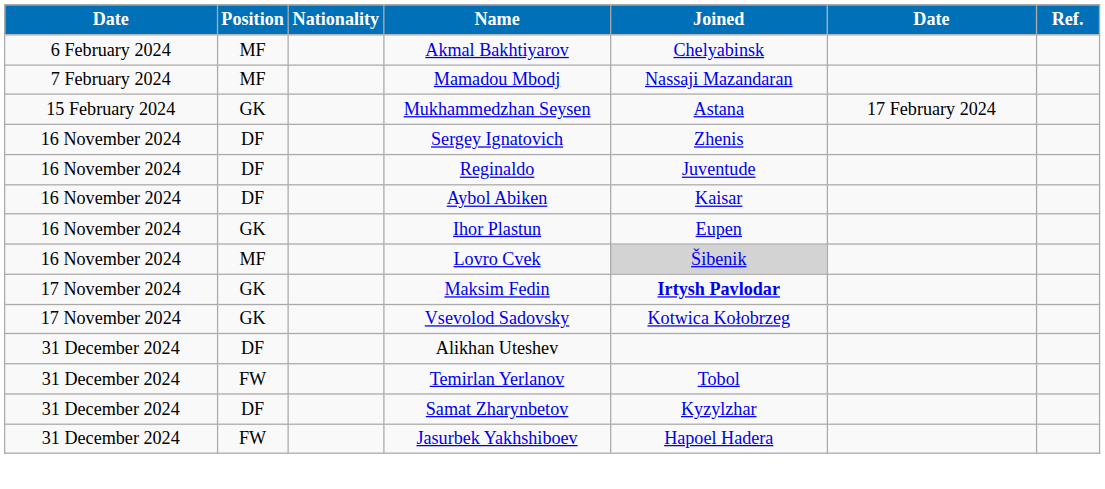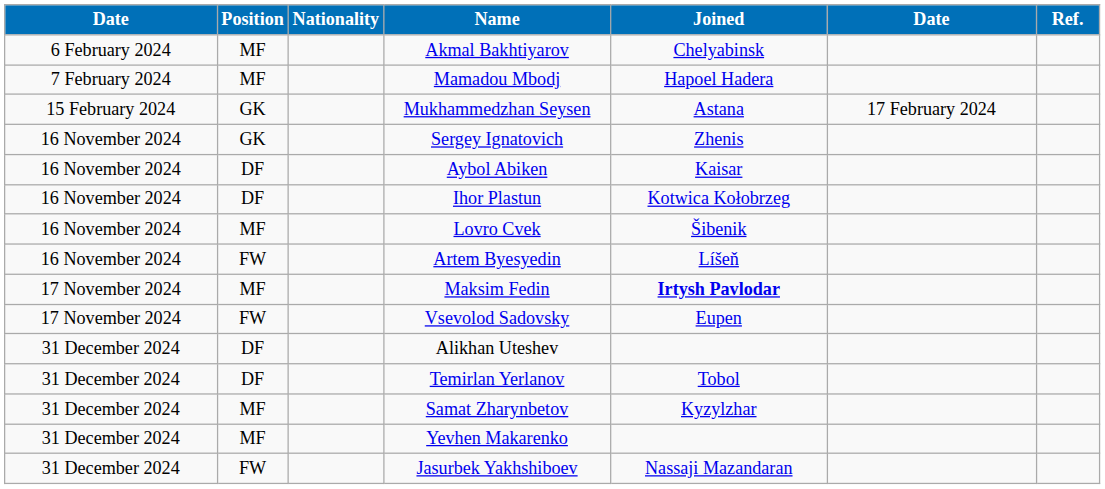(719, 79) Nassaji Mazandaran -> (719, 79) Hapoel Hadera
(253, 139) DF -> (253, 139) GK
- row: (497, 169)
(253, 229) GK -> (253, 199) DF
(719, 229) Eupen -> (719, 199) Kotwica Kołobrzeg
(719, 259) lightgrey background -> (719, 229) no background
+ row: (497, 259)
(253, 289) GK -> (253, 289) MF
(253, 319) GK -> (253, 319) FW
(719, 319) Kotwica Kołobrzeg -> (719, 319) Eupen
(253, 378) FW -> (253, 378) DF
(253, 408) DF -> (253, 408) MF
+ row: (497, 438)
(719, 438) Hapoel Hadera -> (719, 468) Nassaji Mazandaran
